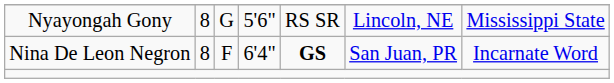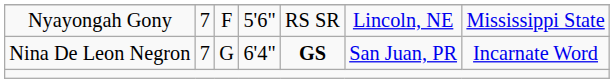(205, 20) 8 -> (205, 20) 7
(227, 20) G -> (227, 20) F
(205, 52) 8 -> (205, 52) 7
(227, 52) F -> (227, 52) G
